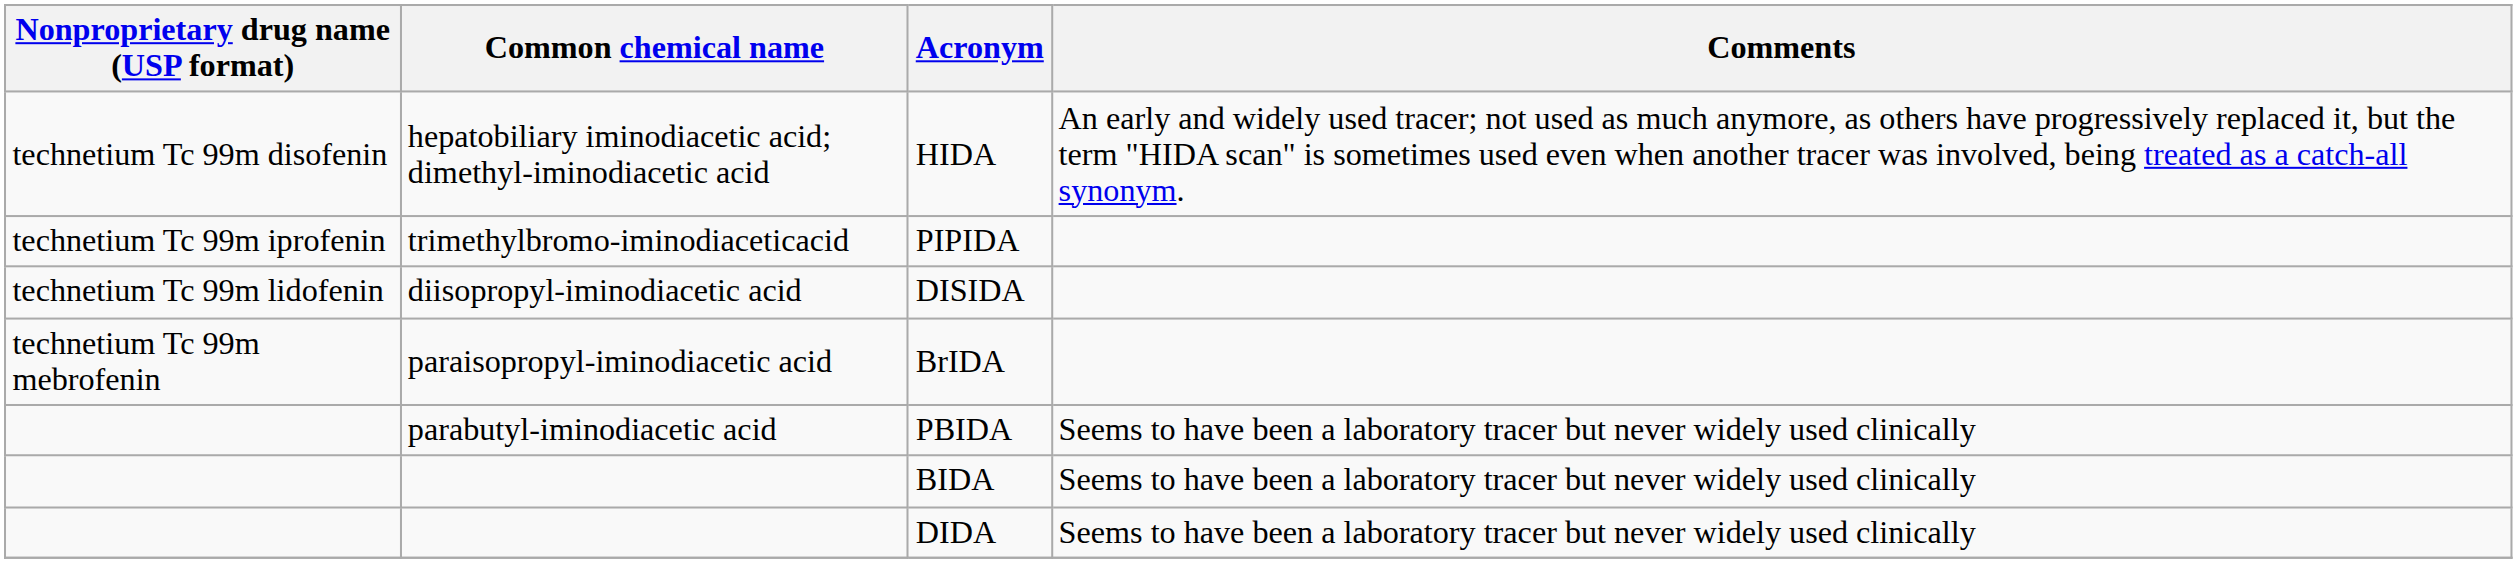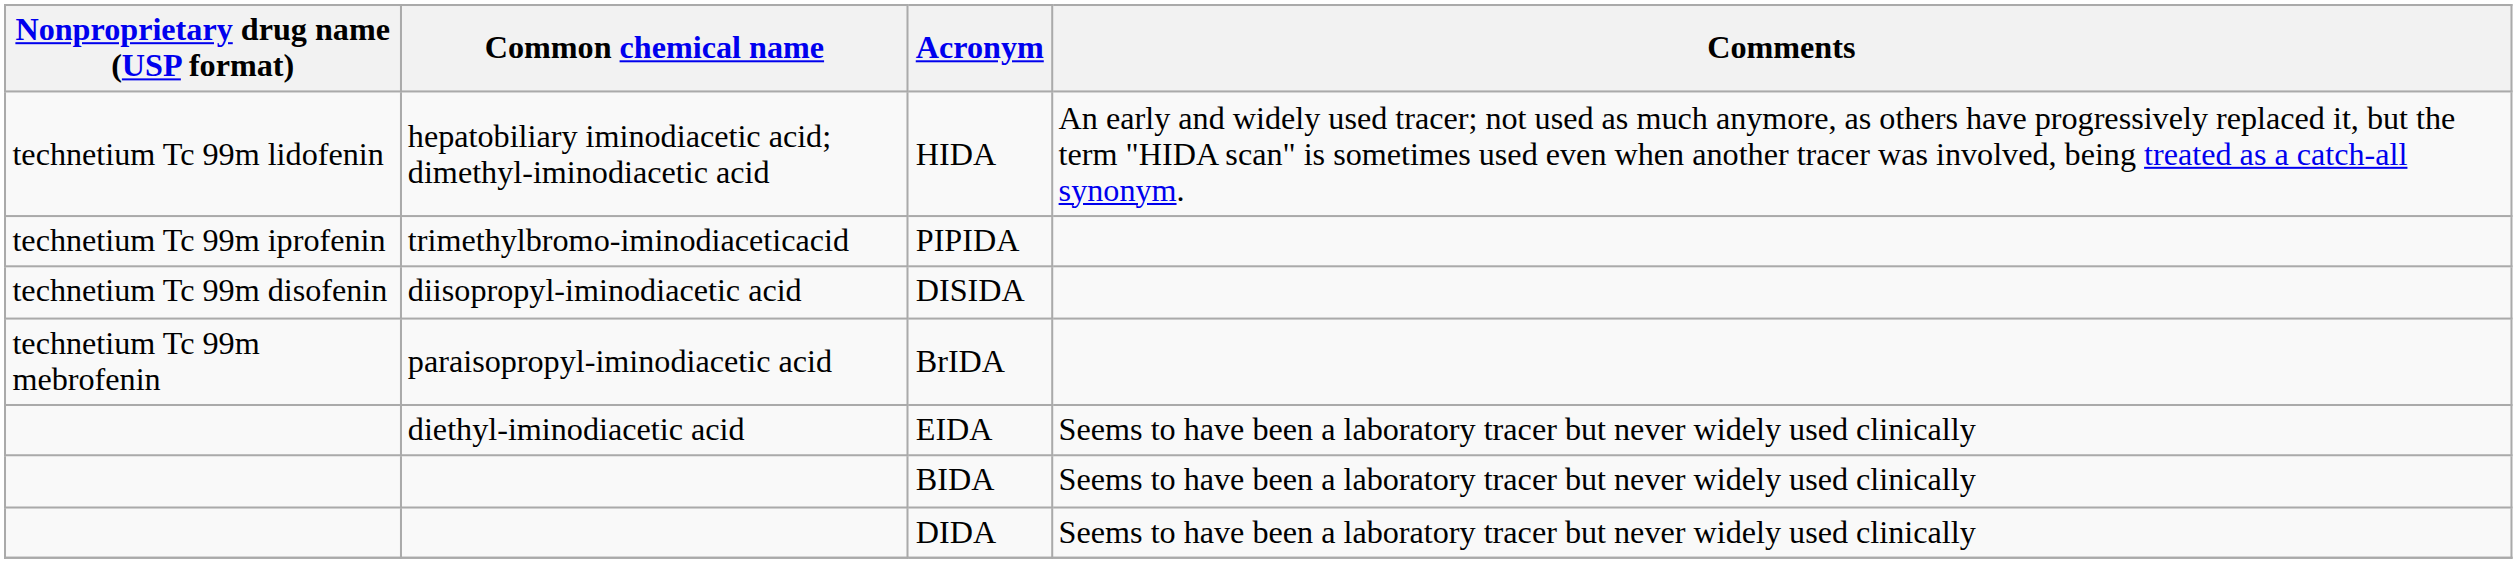(200, 153) technetium Tc 99m disofenin -> (198, 153) technetium Tc 99m lidofenin
(198, 291) technetium Tc 99m lidofenin -> (200, 291) technetium Tc 99m disofenin
+ row: (954, 429)
- row: (964, 429)
